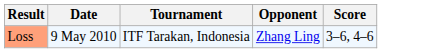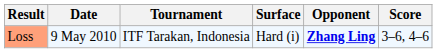+ column: (278, 15)
(288, 36) normal -> (341, 36) bold
